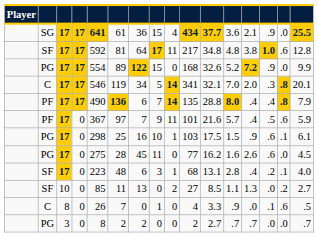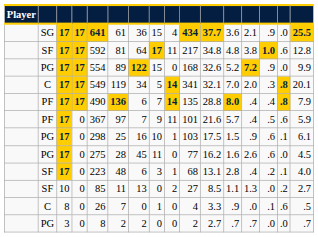(98, 85) 546 -> (98, 85) 549
